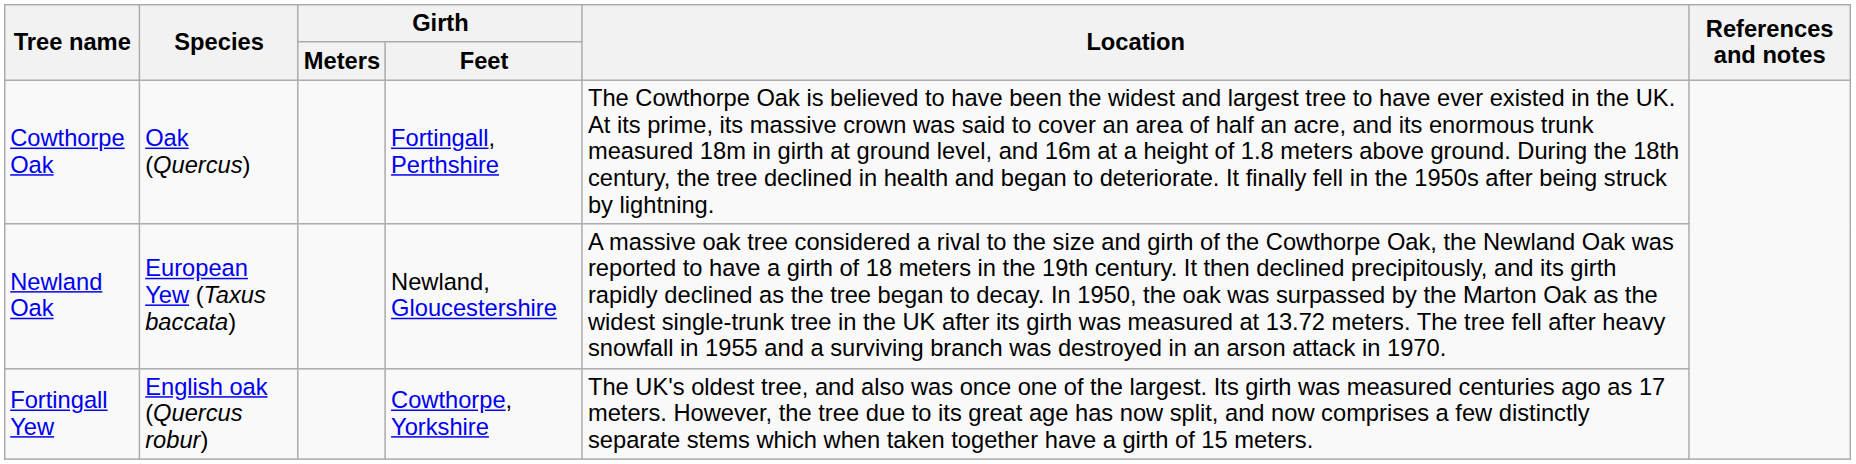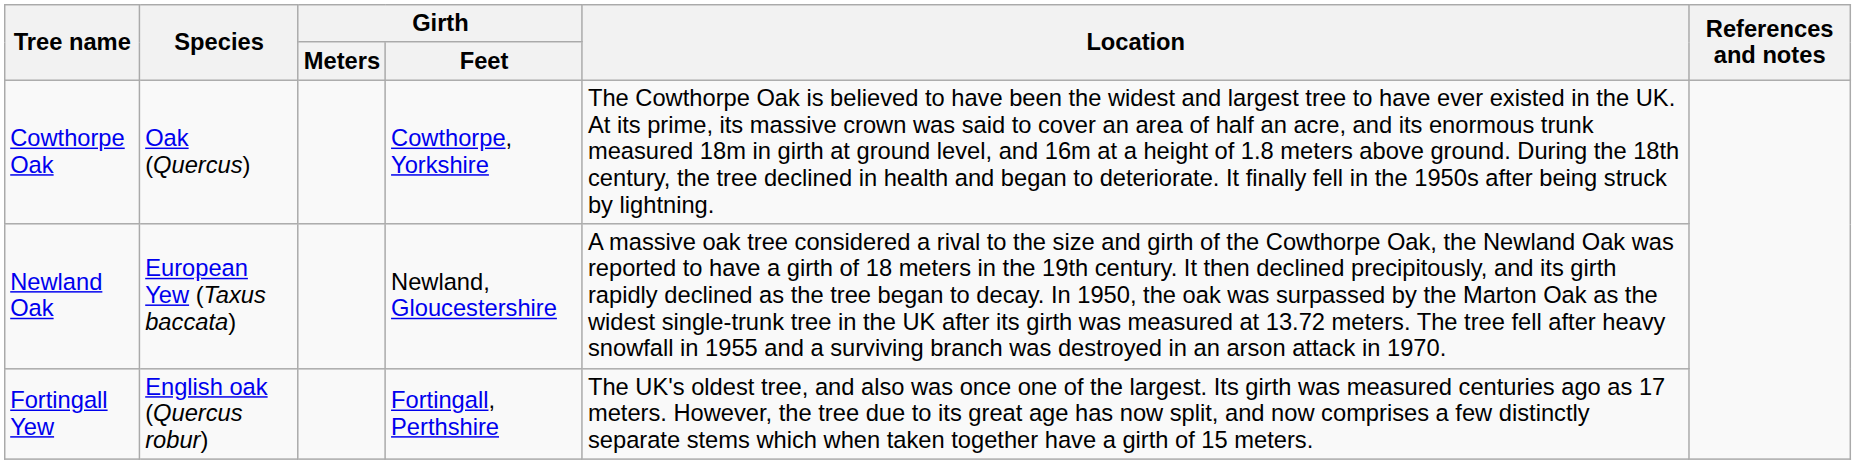(445, 151) Fortingall, Perthshire -> (452, 151) Cowthorpe, Yorkshire
(452, 413) Cowthorpe, Yorkshire -> (445, 413) Fortingall, Perthshire
